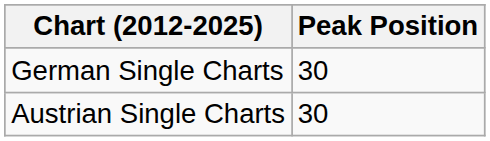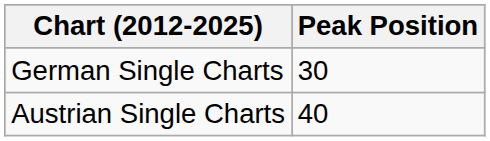(313, 113) 30 -> (313, 113) 40
